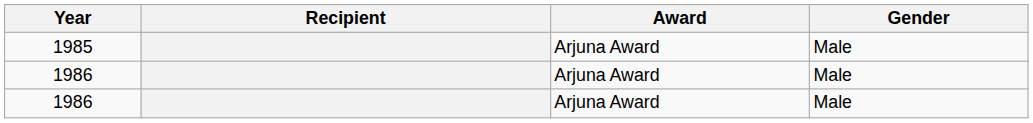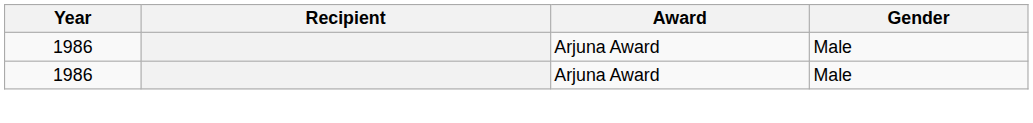- row: (73, 46)
